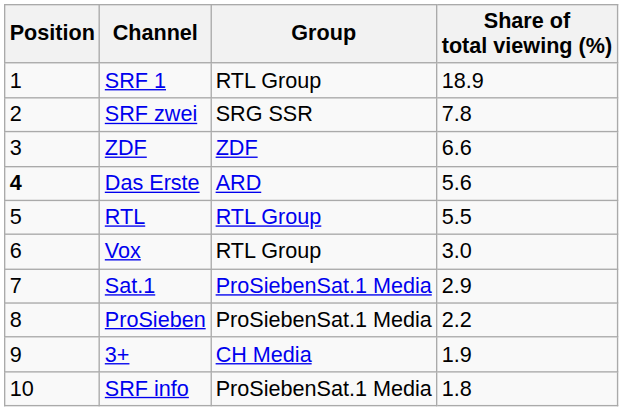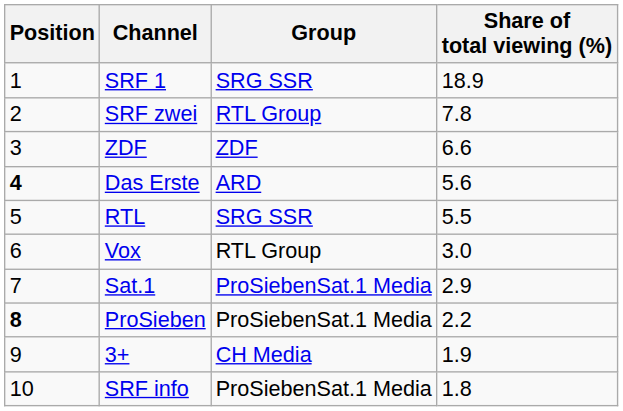(268, 80) RTL Group -> (264, 80) SRG SSR
(264, 114) SRG SSR -> (268, 114) RTL Group
(268, 217) RTL Group -> (264, 217) SRG SSR
(16, 319) normal -> (16, 319) bold
